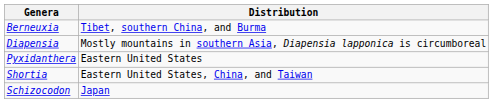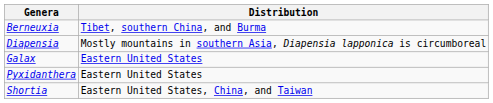+ row: (21, 59)
- row: (39, 91)
